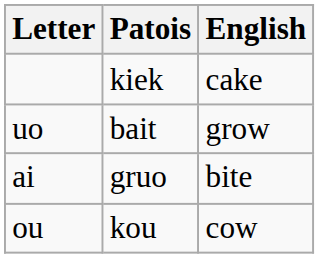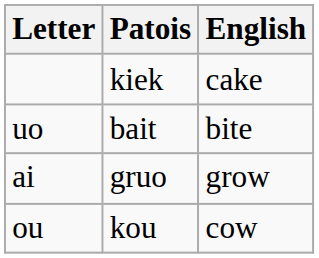(238, 128) grow -> (229, 128) bite
(229, 177) bite -> (238, 177) grow
